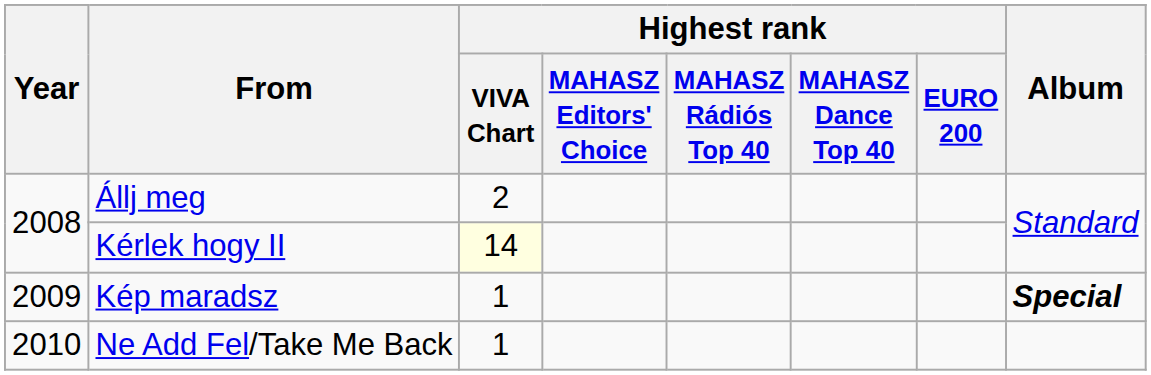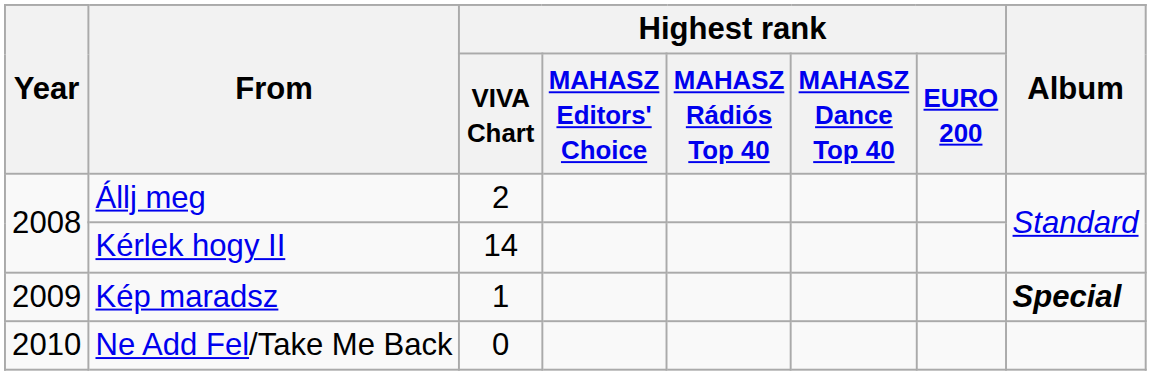(501, 246) lightyellow background -> (501, 246) no background
(501, 345) 1 -> (501, 345) 0
